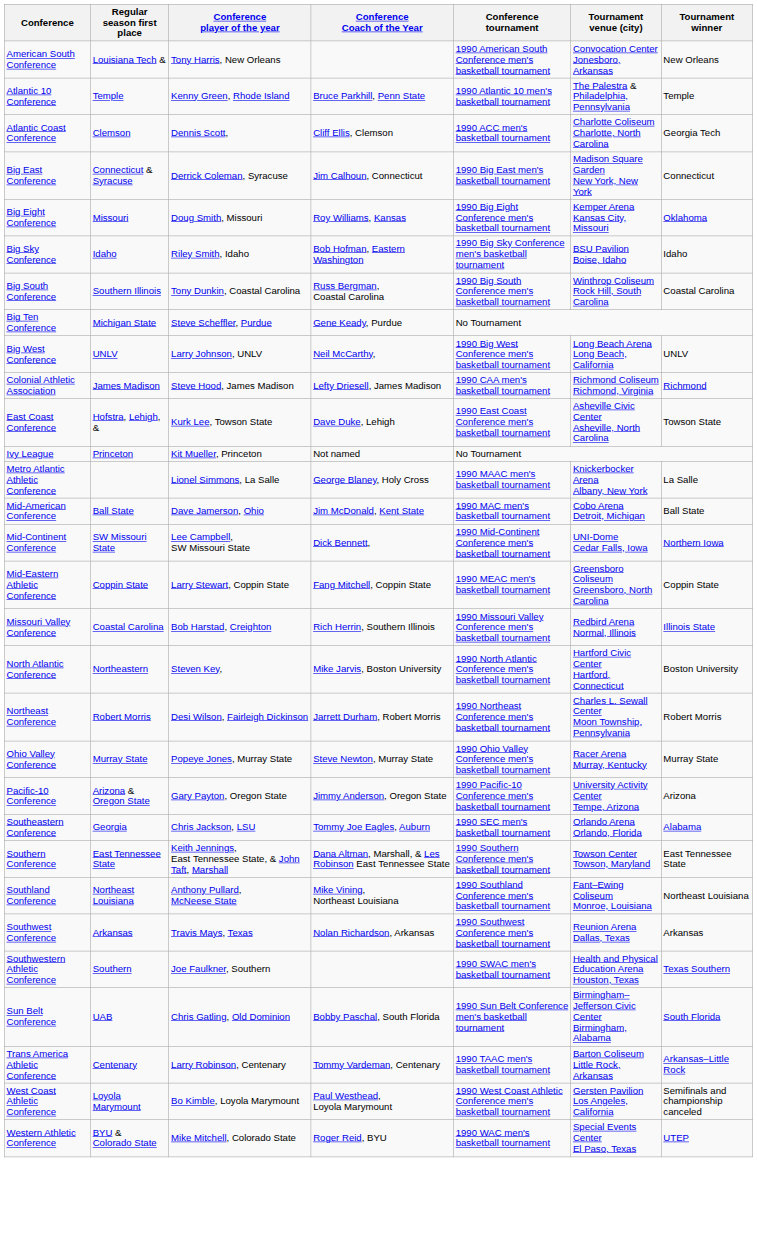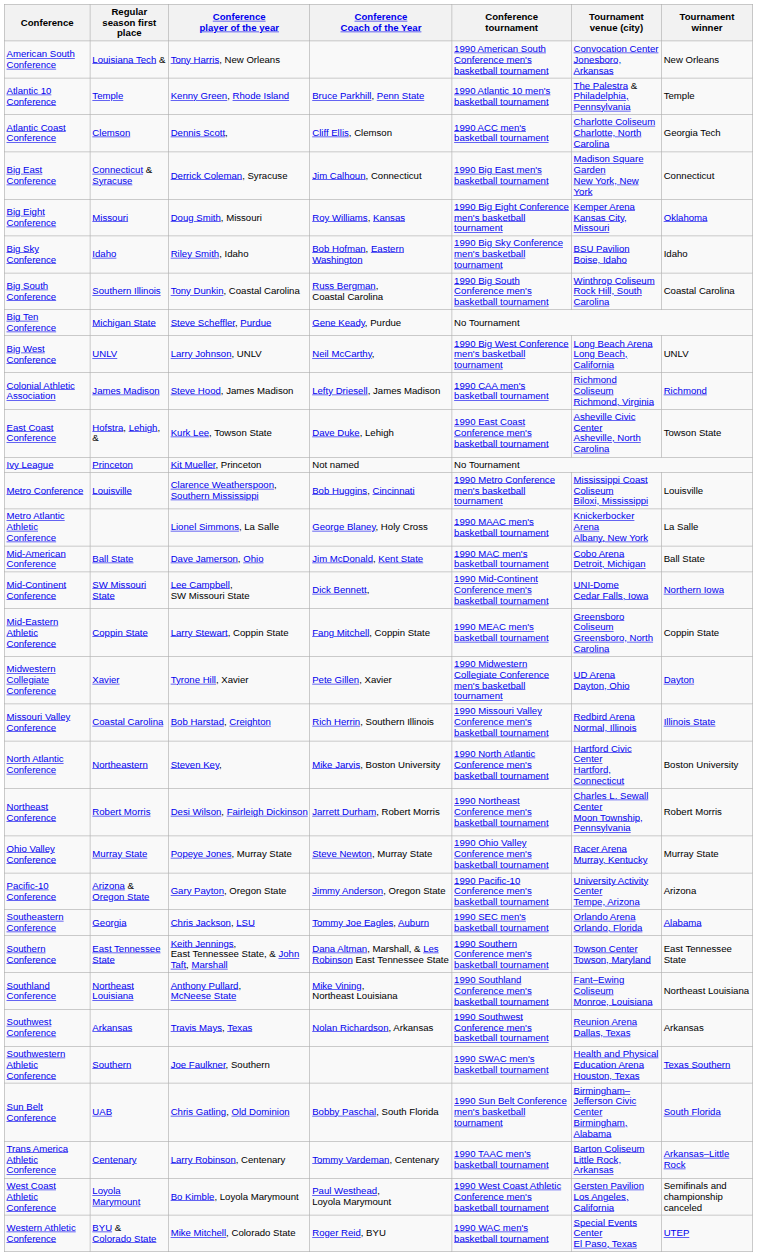+ row: (45, 490)
+ row: (31, 680)
